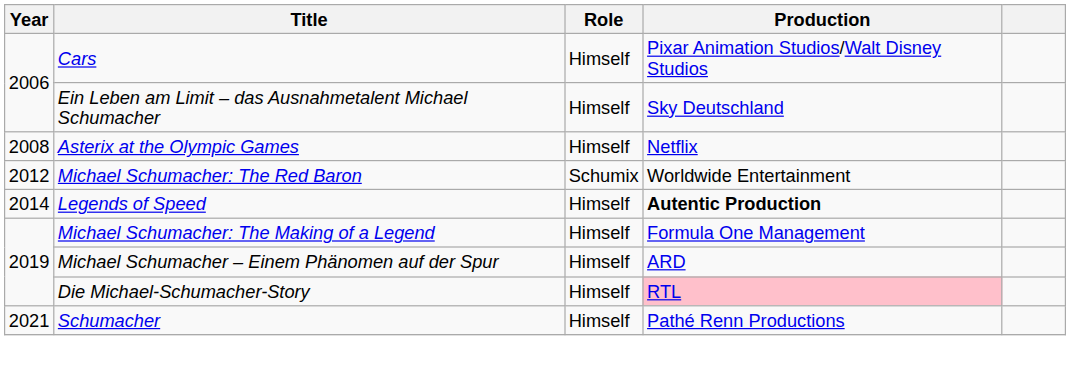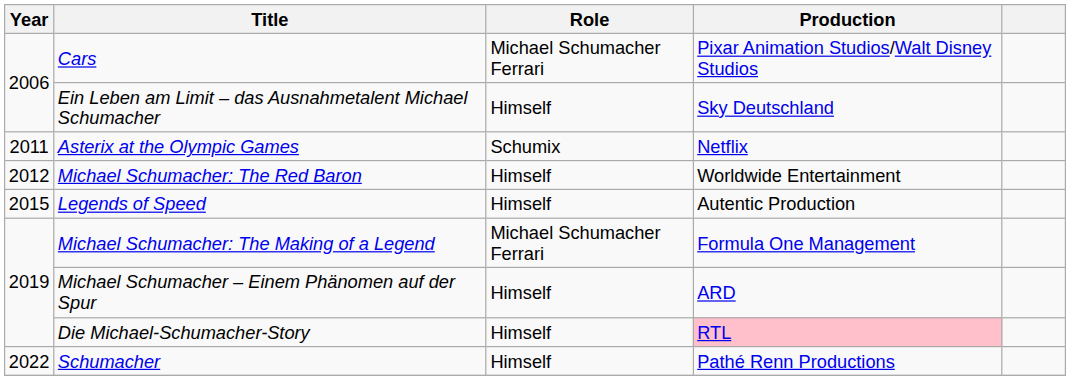(599, 58) Himself -> (575, 58) Michael Schumacher Ferrari
(29, 147) 2008 -> (29, 147) 2011
(599, 147) Himself -> (525, 147) Schumix
(604, 176) Schumix -> (521, 176) Himself
(29, 204) 2014 -> (29, 204) 2015
(734, 204) bold -> (776, 204) normal
(599, 233) Himself -> (575, 243) Michael Schumacher Ferrari
(29, 320) 2021 -> (29, 361) 2022
